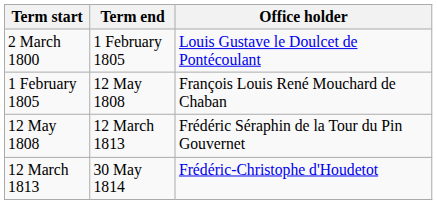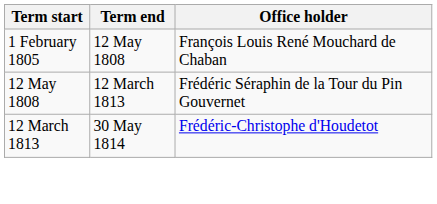- row: (34, 50)
